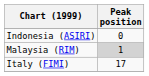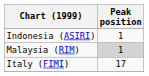(121, 36) 0 -> (121, 36) 1
